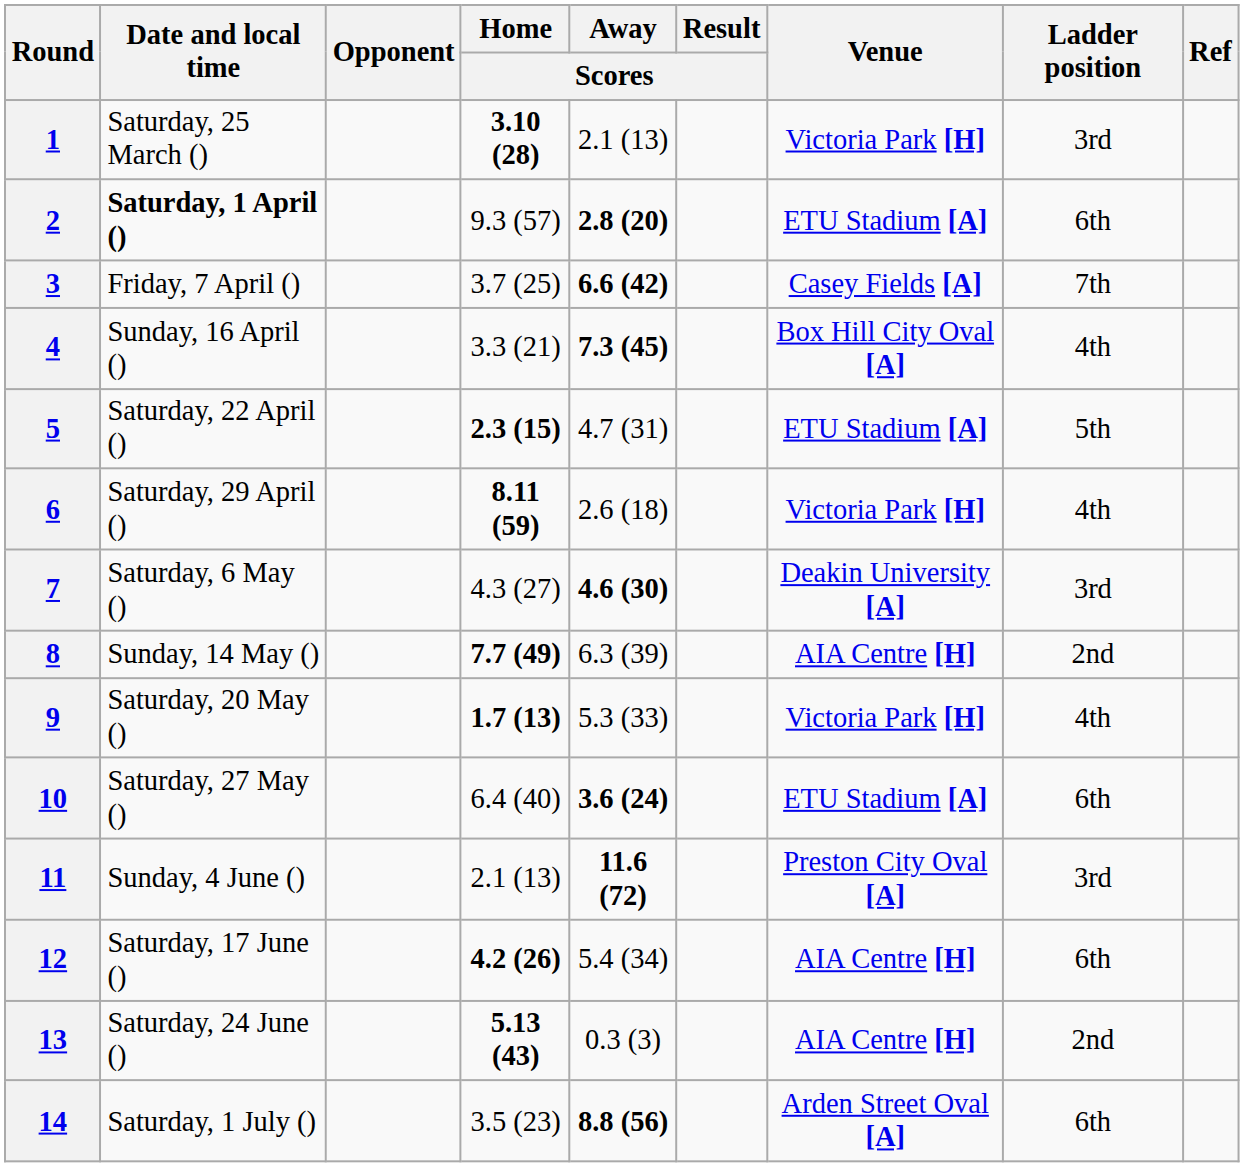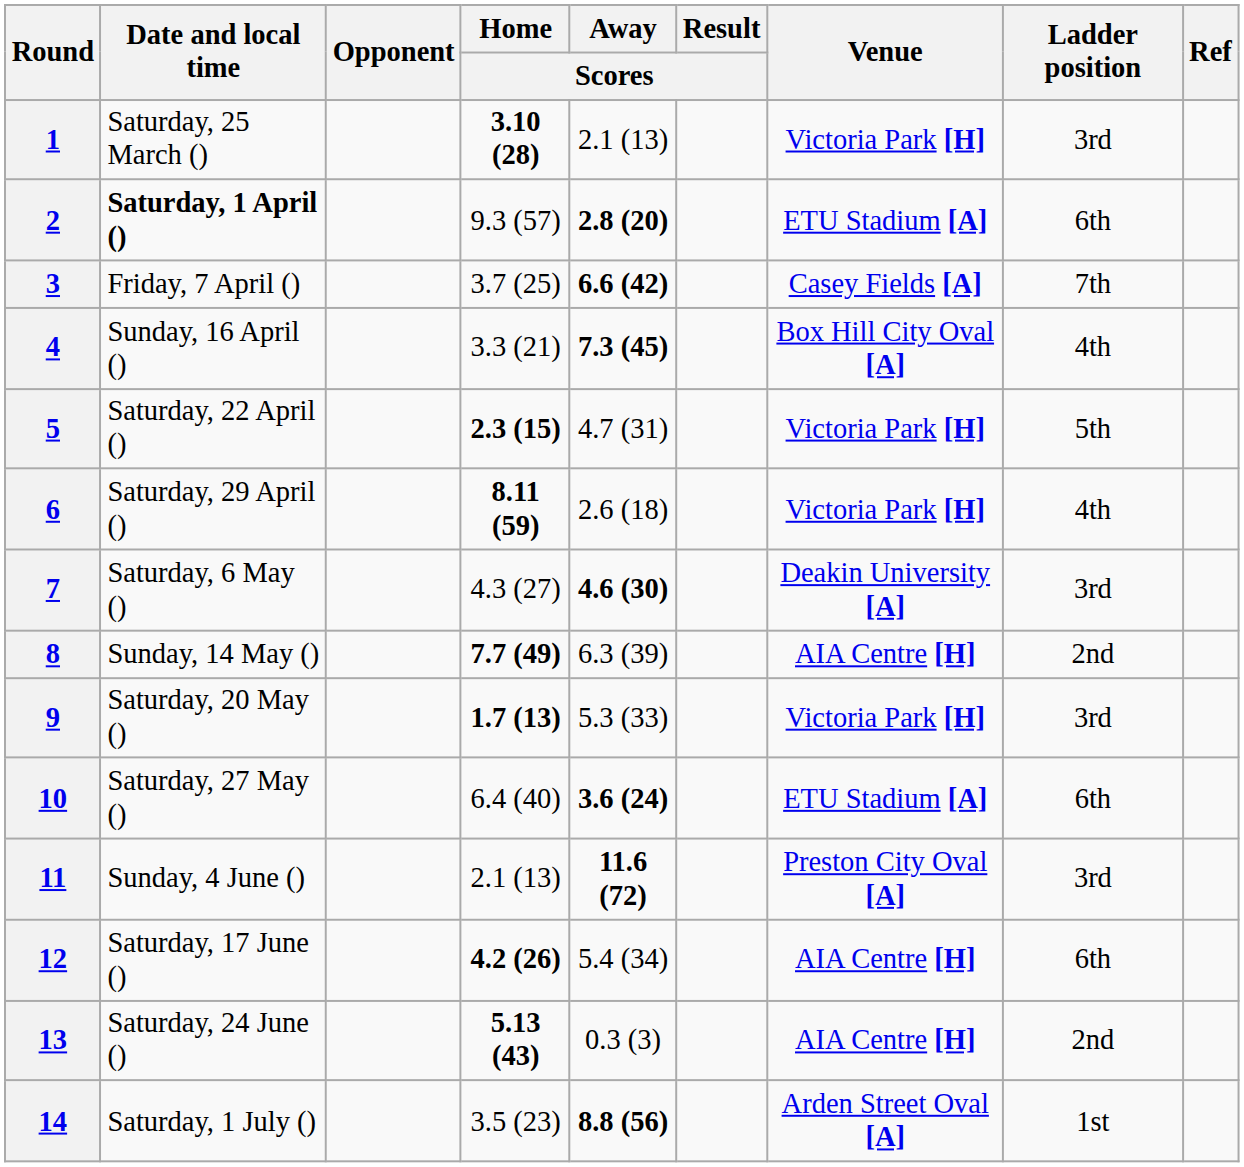(885, 428) ETU Stadium [A] -> (885, 428) Victoria Park [H]
(1093, 717) 4th -> (1093, 717) 3rd
(1093, 1120) 6th -> (1093, 1120) 1st
